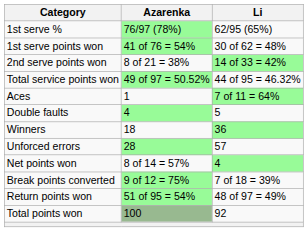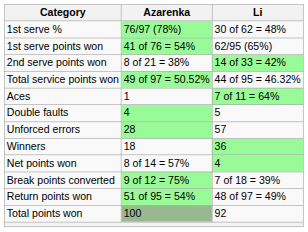(243, 29) 62/95 (65%) -> (250, 29) 30 of 62 = 48%
(250, 46) 30 of 62 = 48% -> (243, 46) 62/95 (65%)
rows swapped: (26, 130) <-> (43, 146)
